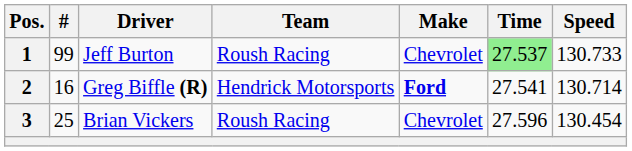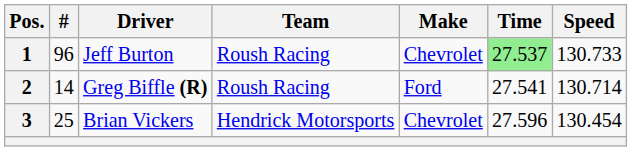(64, 54) 99 -> (64, 54) 96
(64, 87) 16 -> (64, 87) 14
(306, 87) Hendrick Motorsports -> (273, 87) Roush Racing
(425, 87) bold -> (423, 87) normal
(273, 120) Roush Racing -> (306, 120) Hendrick Motorsports
